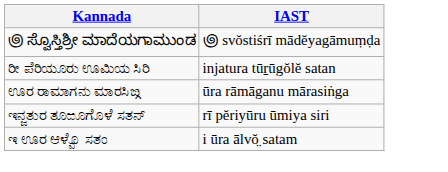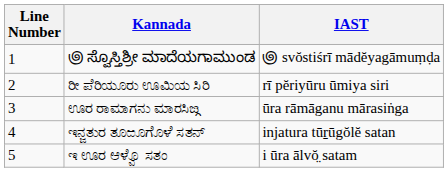+ column: (34, 24)
(269, 68) injatura tūṟūgŏlĕ satan -> (326, 84) rī pĕriyūru ūmiya siri
(266, 115) rī pĕriyūru ūmiya siri -> (329, 132) injatura tūṟūgŏlĕ satan
